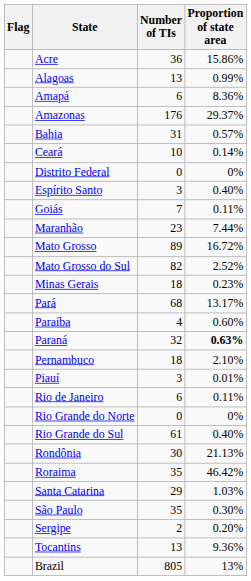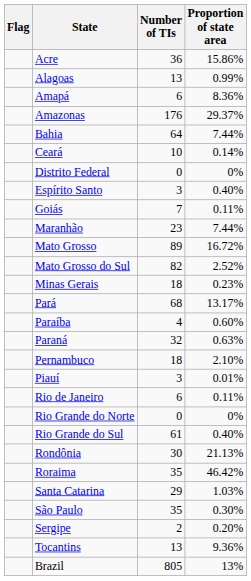(176, 134) 31 -> (176, 134) 64
(228, 134) 0.57% -> (228, 134) 7.44%
(227, 340) bold -> (228, 340) normal
